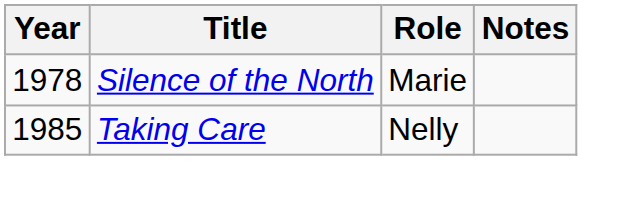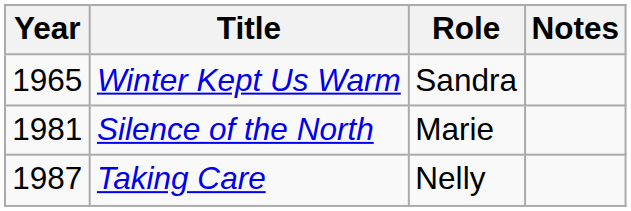+ row: (249, 79)
(47, 79) 1978 -> (47, 129) 1981
(47, 129) 1985 -> (47, 179) 1987
